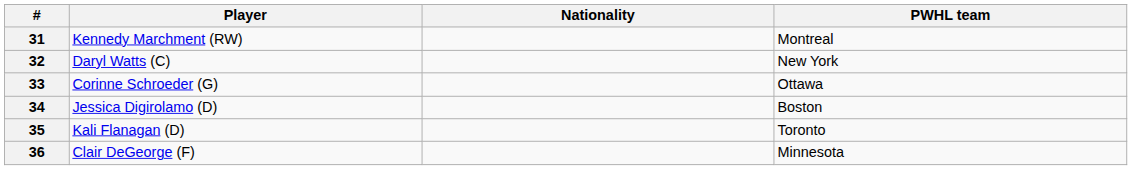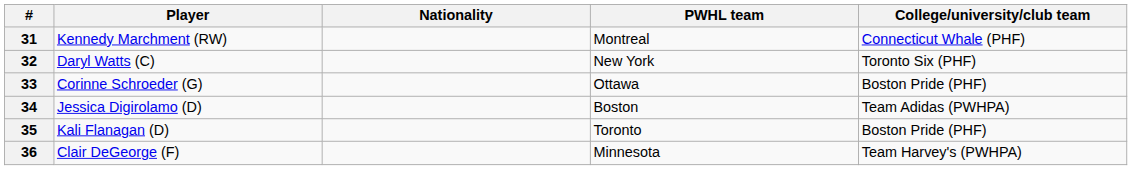+ column: (993, 15)
